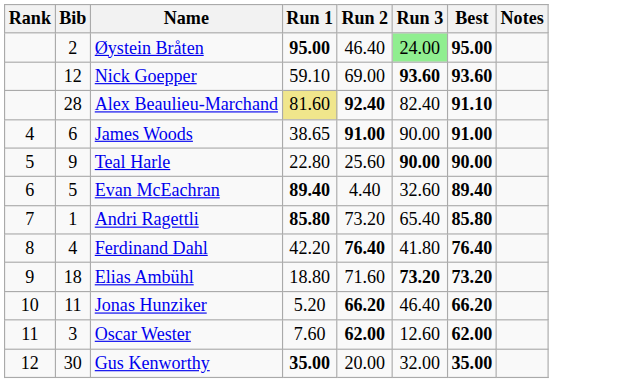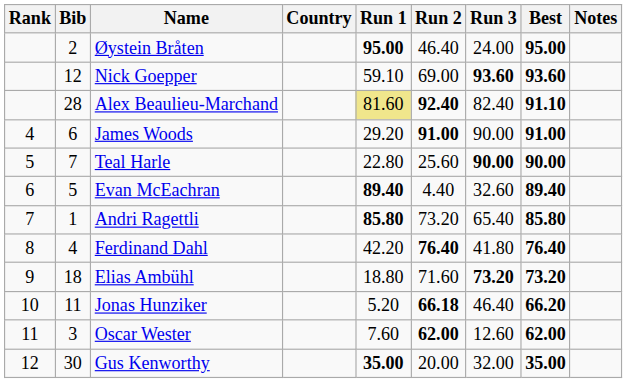+ column: (319, 18)
(420, 47) lightgreen background -> (493, 47) no background
(310, 133) 38.65 -> (383, 133) 29.20
(73, 162) 9 -> (73, 162) 7
(365, 305) 66.20 -> (438, 305) 66.18
